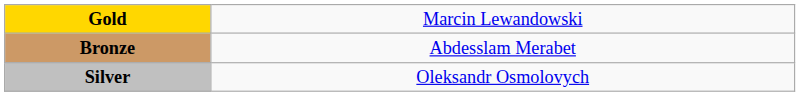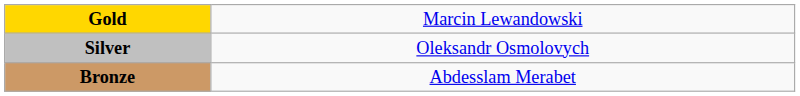rows swapped: (108, 76) <-> (108, 47)
